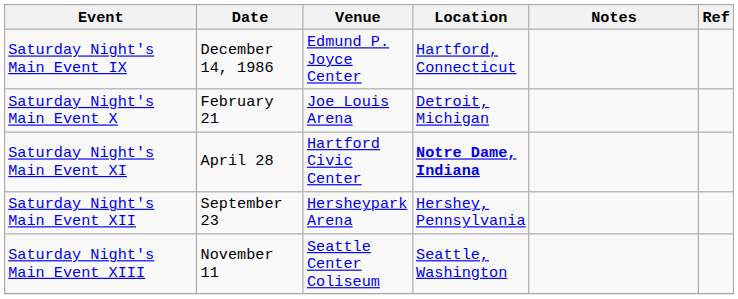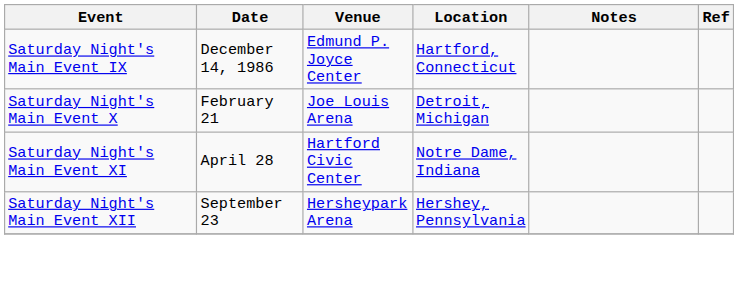(466, 162) bold -> (466, 162) normal
- row: (81, 264)
